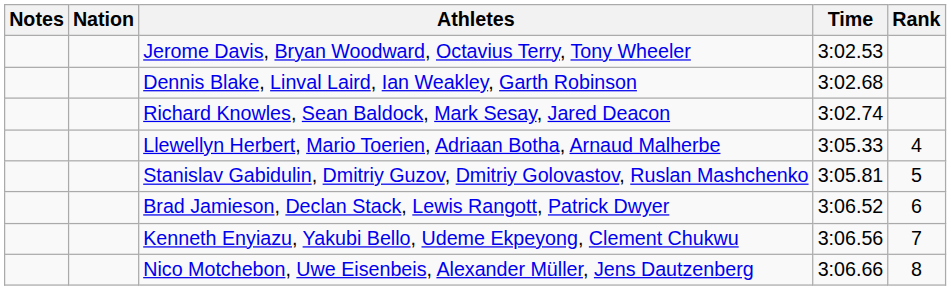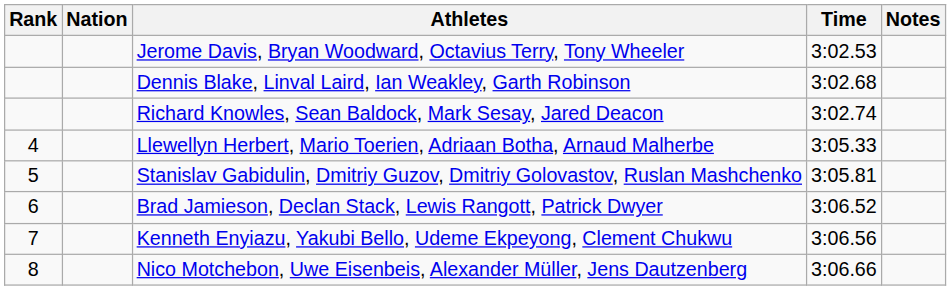columns swapped: (916, 20) <-> (36, 20)
